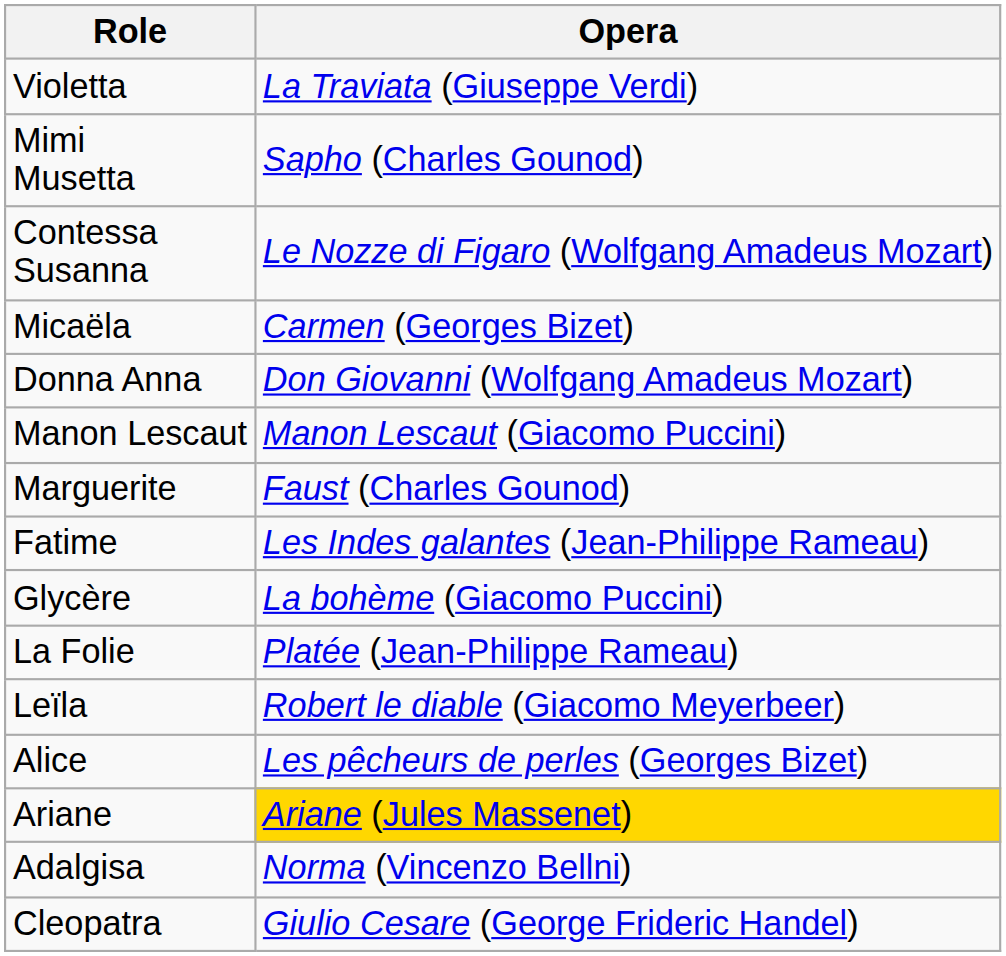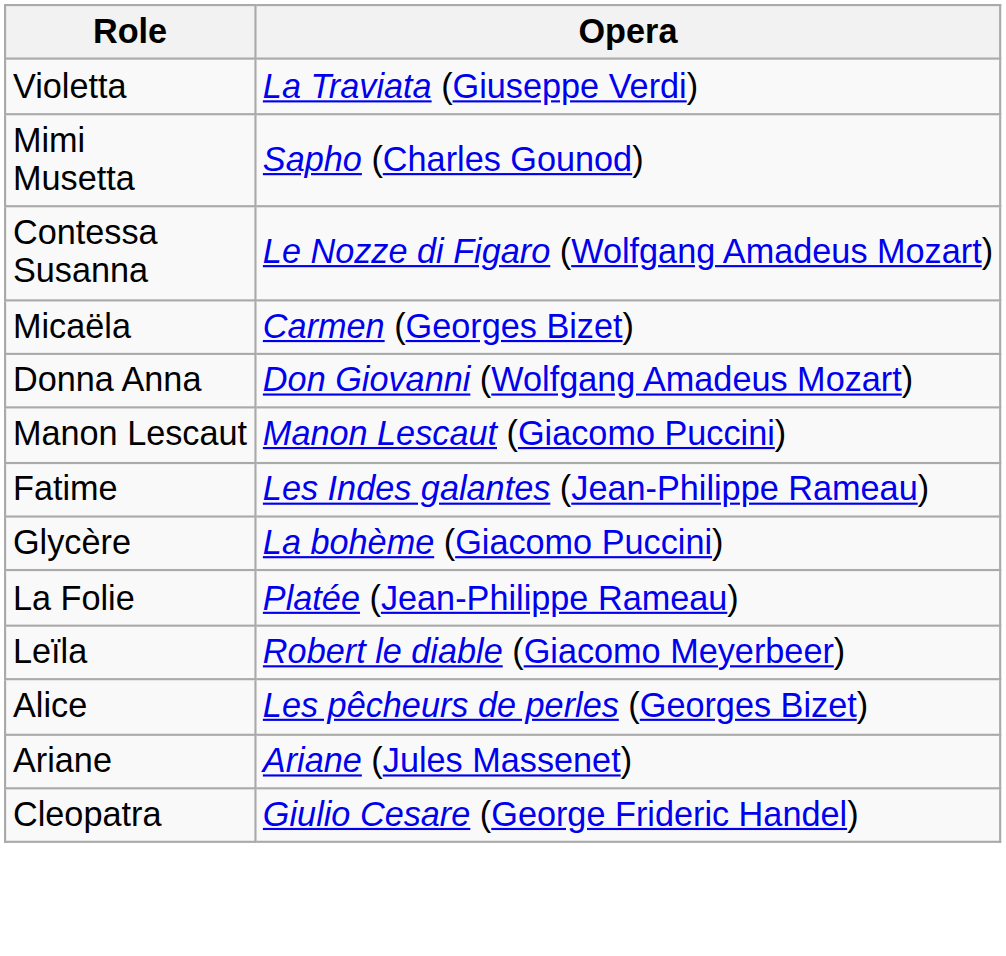- row: (95, 488)
(447, 814) gold background -> (447, 760) no background
- row: (79, 868)
